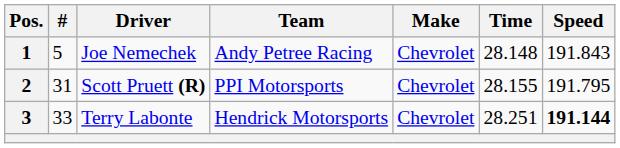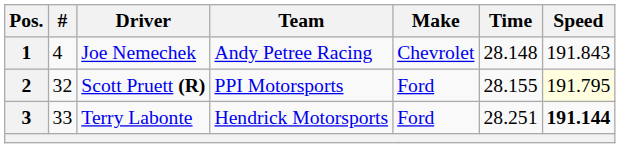(57, 53) 5 -> (57, 53) 4
(62, 85) 31 -> (62, 85) 32
(436, 85) Chevrolet -> (416, 85) Ford
(578, 85) no background -> (578, 85) lightyellow background
(436, 117) Chevrolet -> (416, 117) Ford
